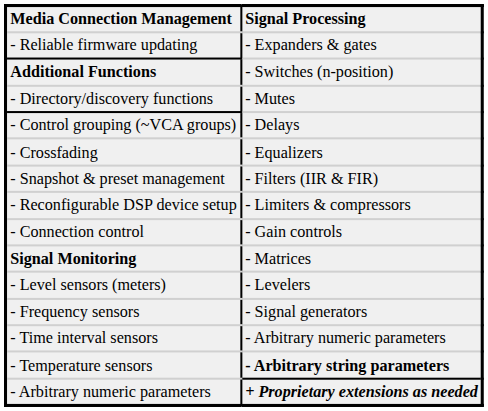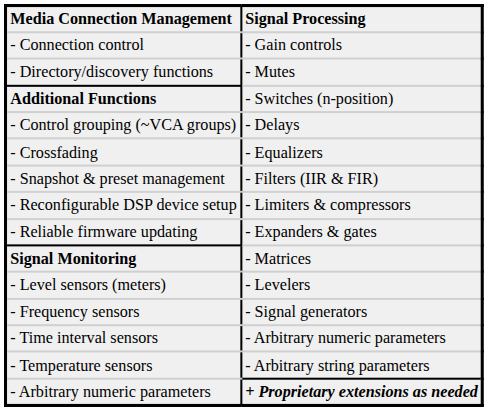rows swapped: (77, 231) <-> (104, 45)
rows swapped: (112, 98) <-> (83, 72)
(347, 365) bold -> (337, 365) normal
